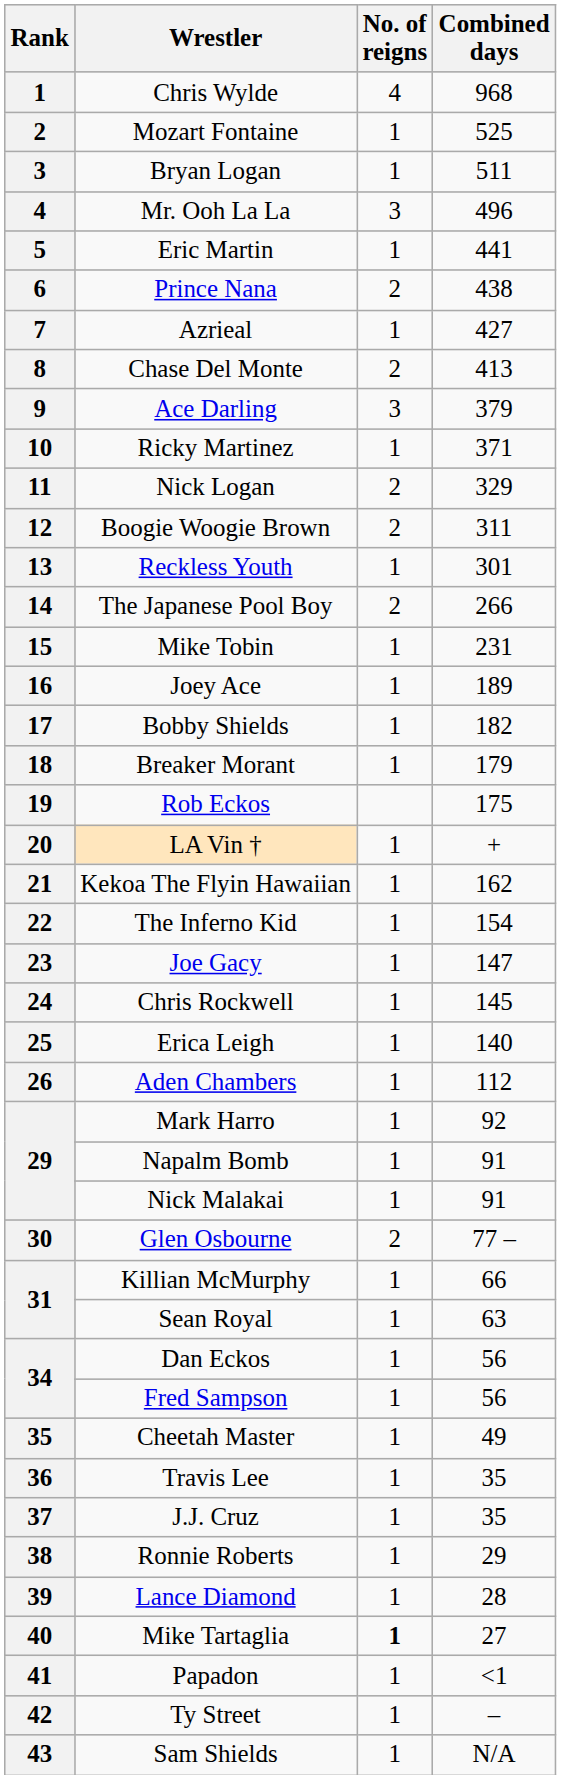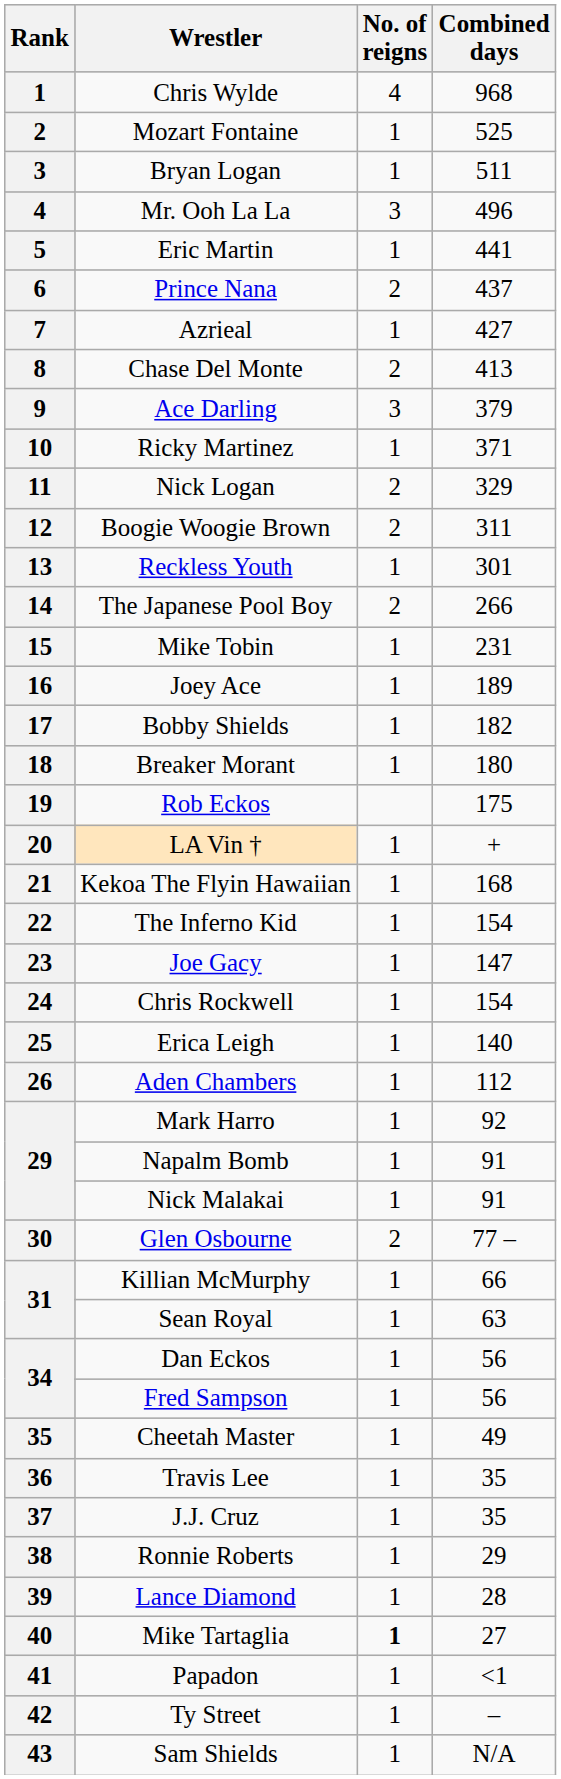(494, 289) 438 -> (494, 289) 437
(494, 764) 179 -> (494, 764) 180
(494, 883) 162 -> (494, 883) 168
(494, 1002) 145 -> (494, 1002) 154
